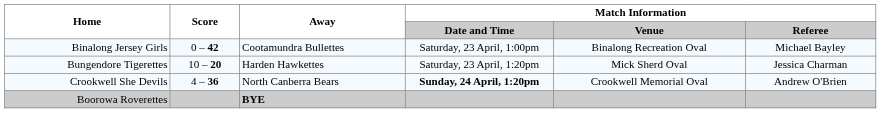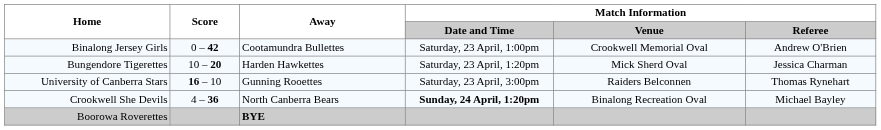(649, 47) Binalong Recreation Oval -> (649, 47) Crookwell Memorial Oval
(810, 47) Michael Bayley -> (810, 47) Andrew O'Brien
+ row: (104, 82)
(649, 82) Crookwell Memorial Oval -> (649, 99) Binalong Recreation Oval
(810, 82) Andrew O'Brien -> (810, 99) Michael Bayley
